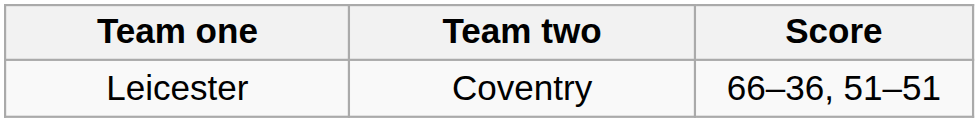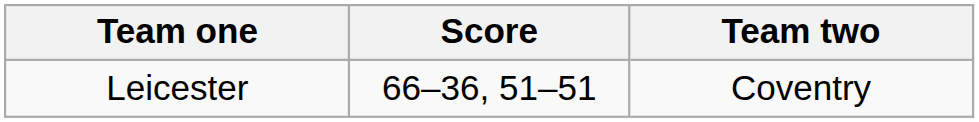columns swapped: (522, 32) <-> (834, 32)
